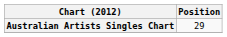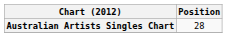(199, 26) 29 -> (199, 26) 28
